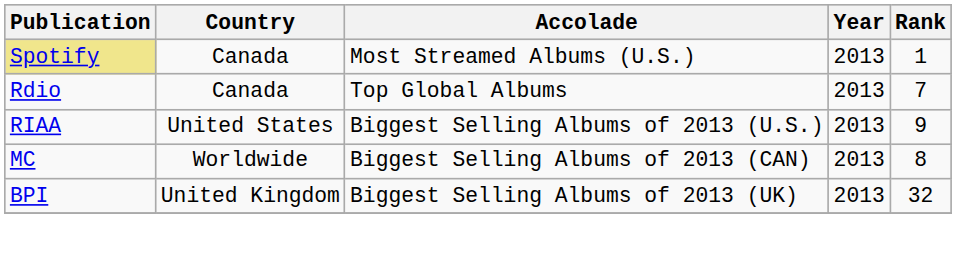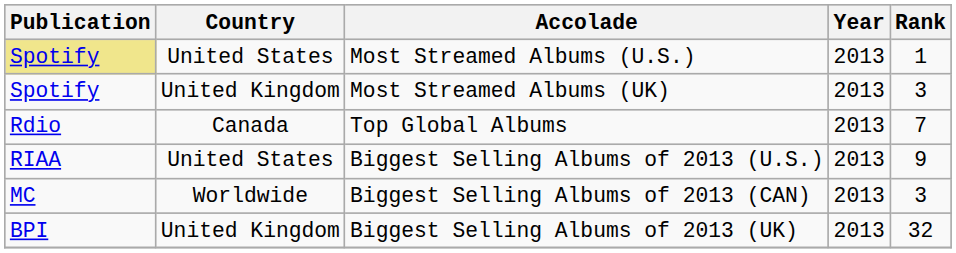(250, 57) Canada -> (250, 57) United States
+ row: (510, 92)
(921, 161) 8 -> (921, 196) 3
